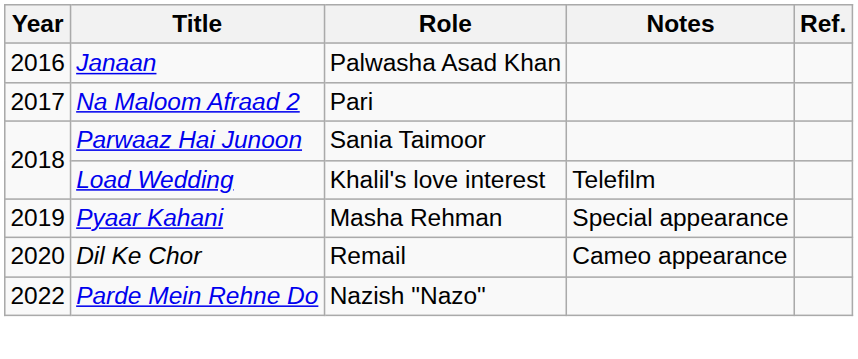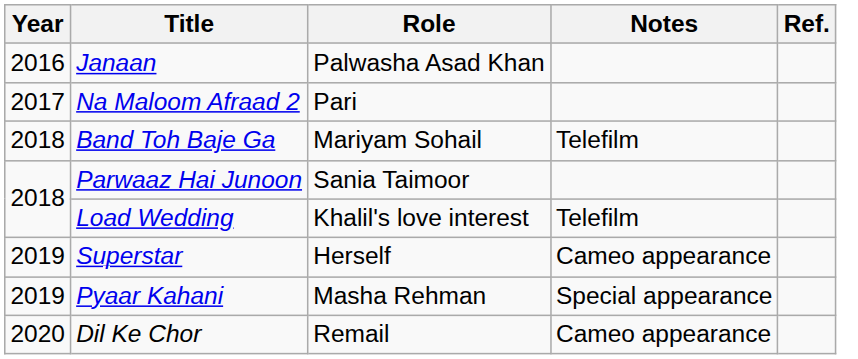+ row: (176, 140)
+ row: (129, 256)
- row: (197, 295)
